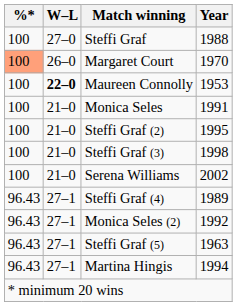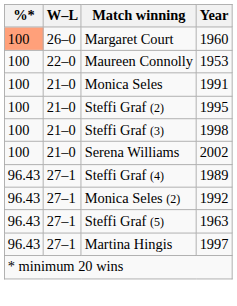- row: (116, 38)
(214, 61) 1970 -> (214, 38) 1960
(61, 84) bold -> (61, 61) normal
(214, 267) 1994 -> (214, 244) 1997
